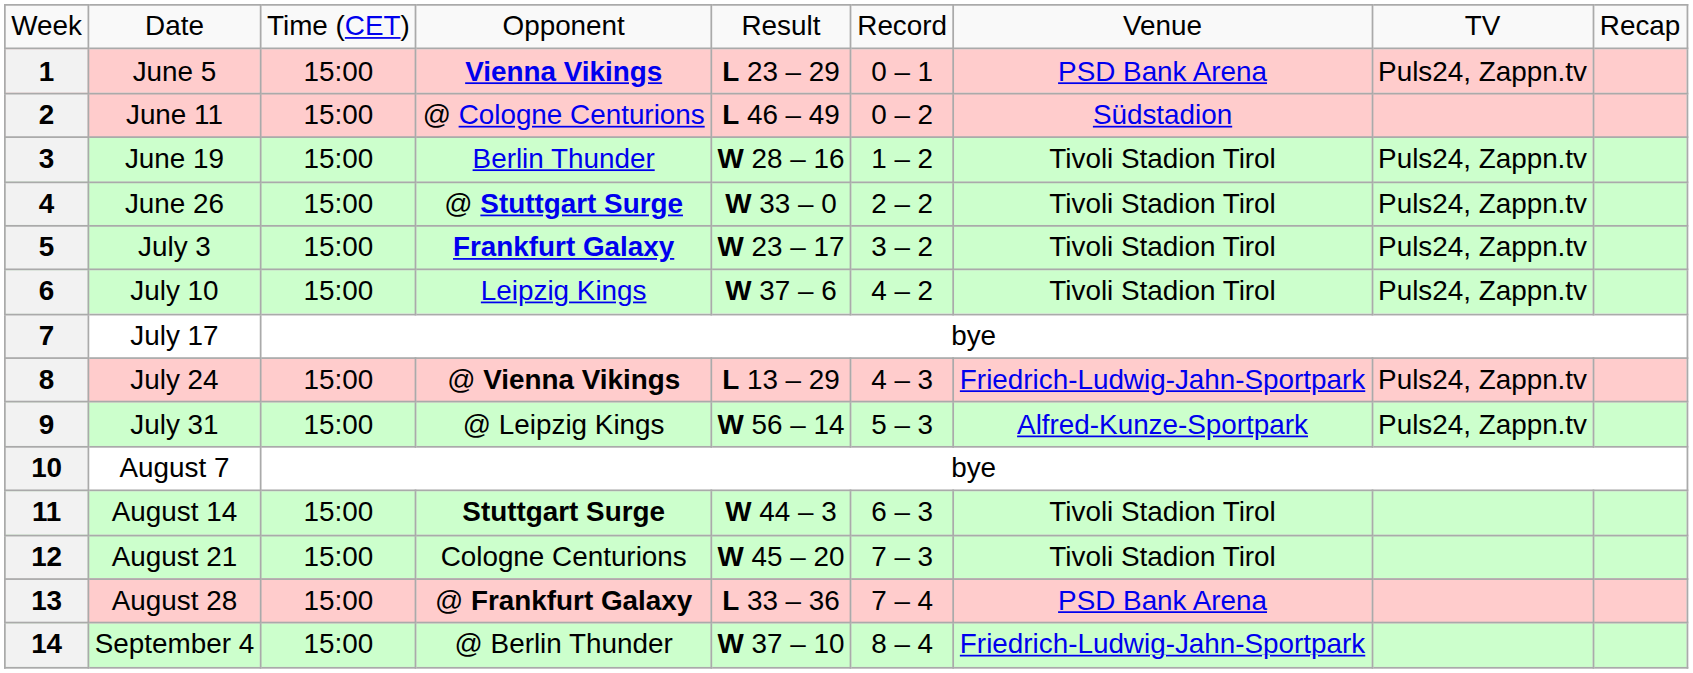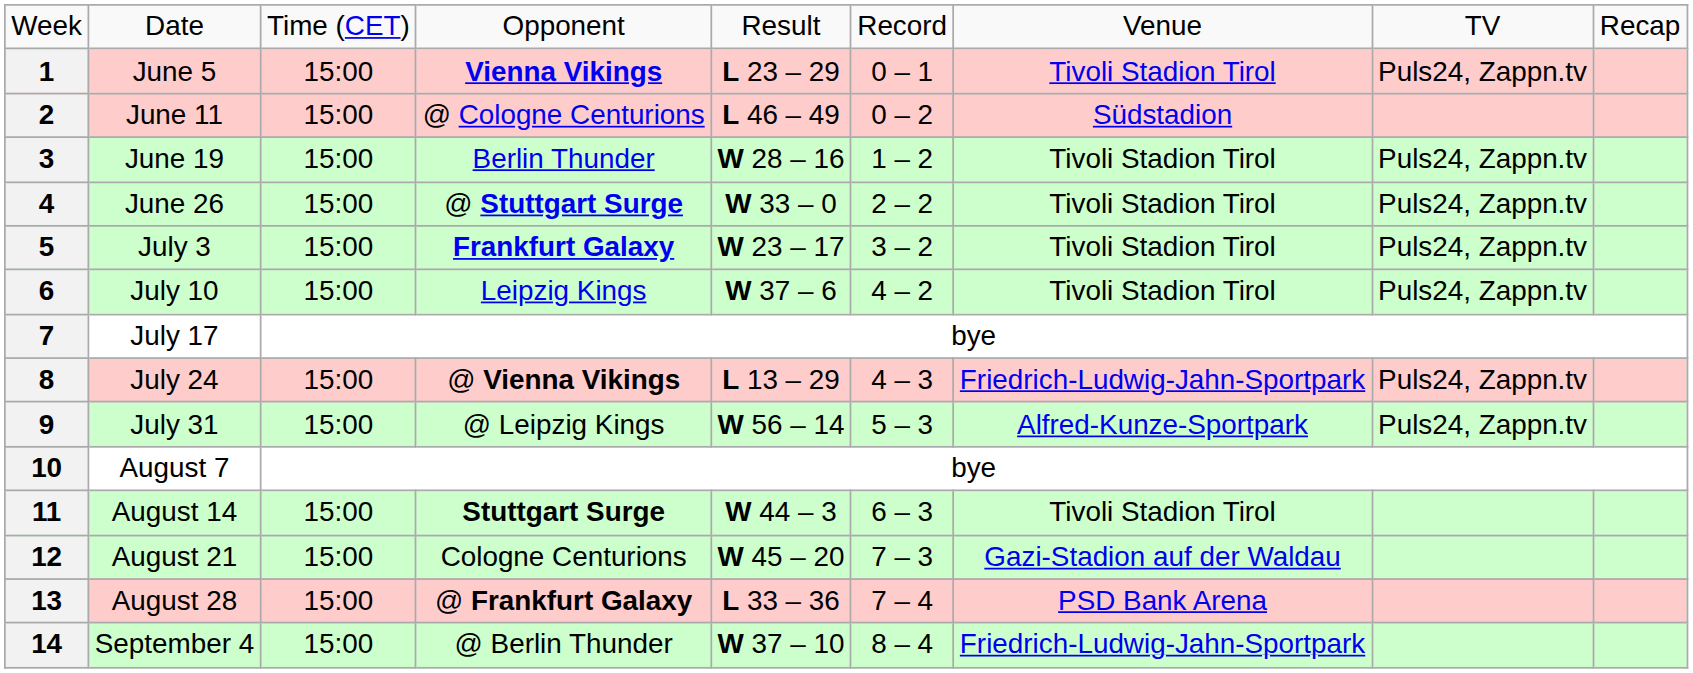(1163, 70) PSD Bank Arena -> (1163, 70) Tivoli Stadion Tirol
(1163, 556) Tivoli Stadion Tirol -> (1163, 556) Gazi-Stadion auf der Waldau
